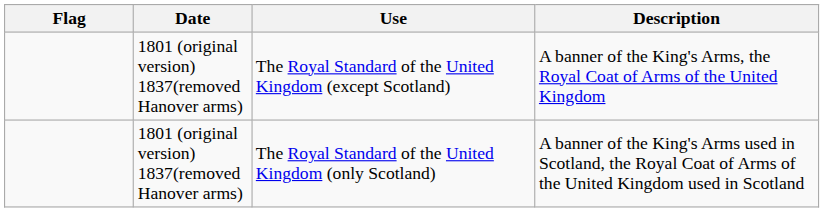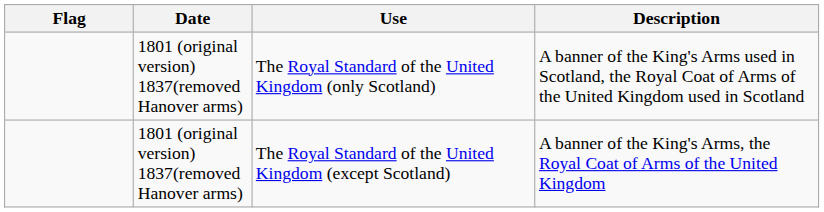rows swapped: (375, 76) <-> (375, 163)
